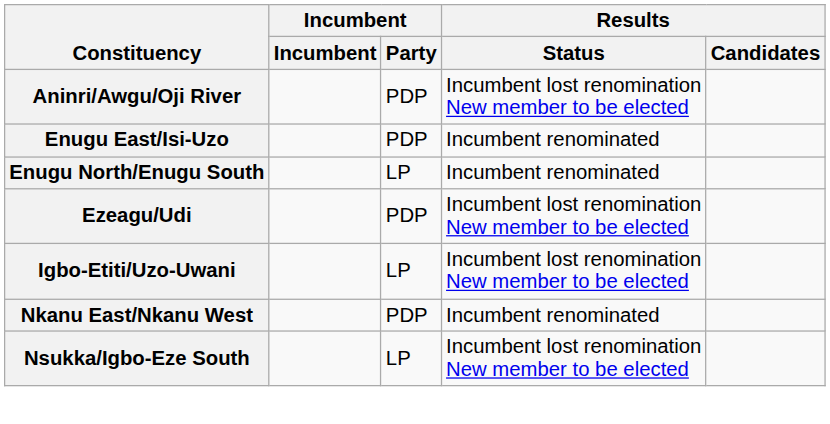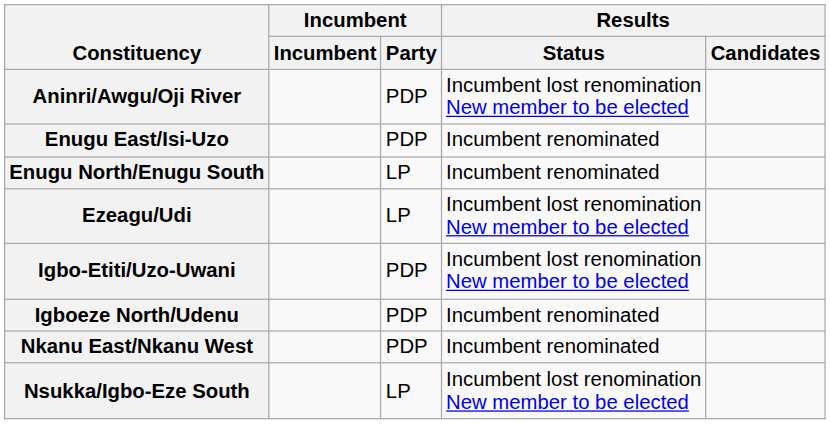(407, 216) PDP -> (398, 216) LP
(398, 271) LP -> (407, 271) PDP
+ row: (137, 314)
